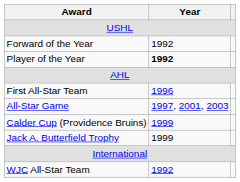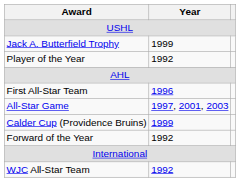rows swapped: (50, 43) <-> (63, 138)
(162, 59) bold -> (162, 59) normal
